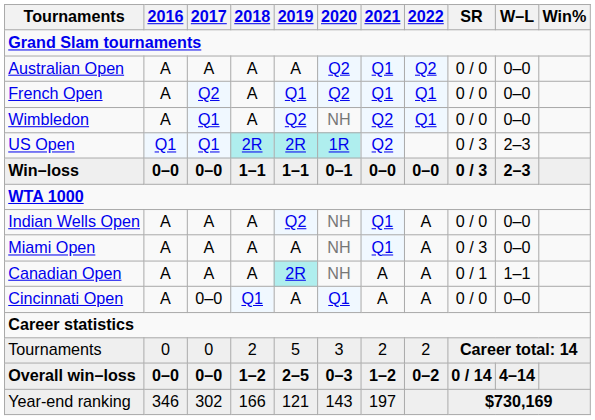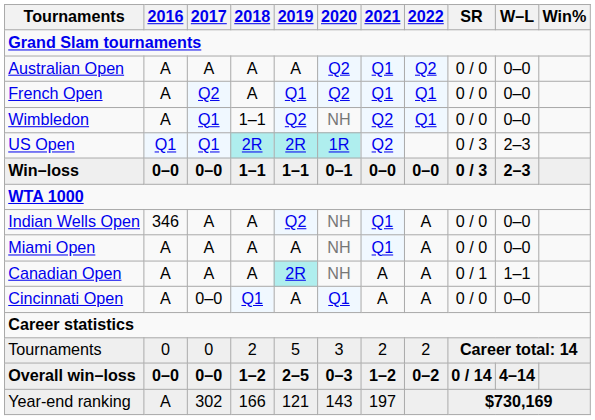(252, 119) A -> (252, 119) 1–1
(165, 222) A -> (165, 222) 346
(471, 247) 0 / 3 -> (471, 247) 0 / 0
(165, 401) 346 -> (165, 401) A
